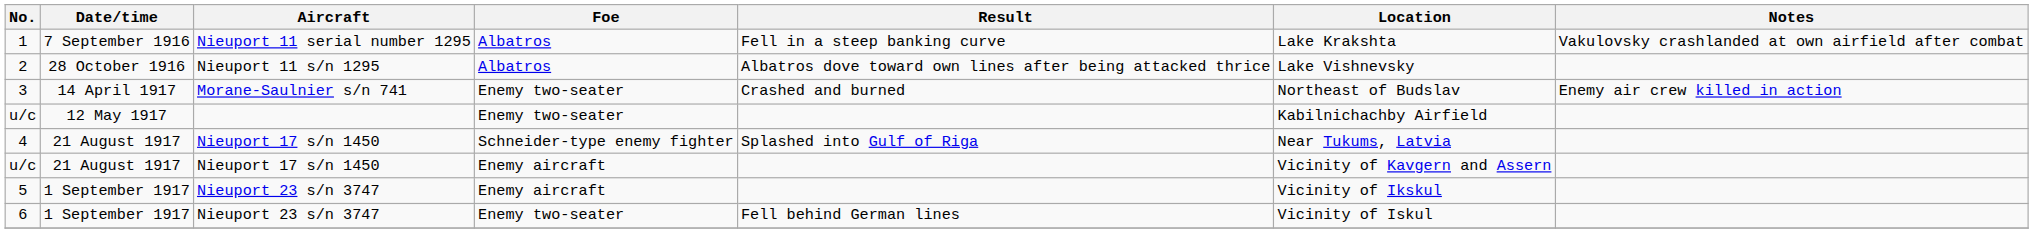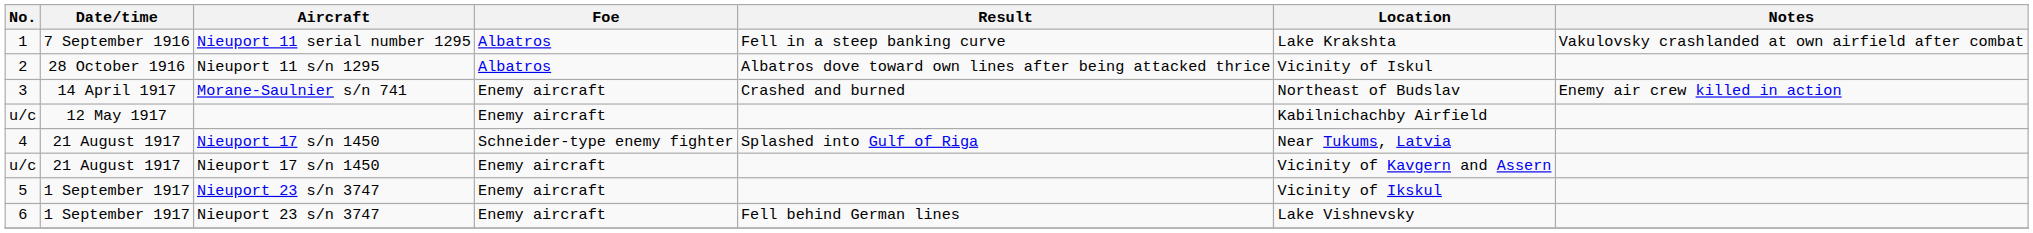(1346, 67) Lake Vishnevsky -> (1355, 67) Vicinity of Iskul
(551, 91) Enemy two-seater -> (542, 91) Enemy aircraft
(551, 116) Enemy two-seater -> (542, 116) Enemy aircraft
(551, 215) Enemy two-seater -> (542, 215) Enemy aircraft
(1355, 215) Vicinity of Iskul -> (1346, 215) Lake Vishnevsky
